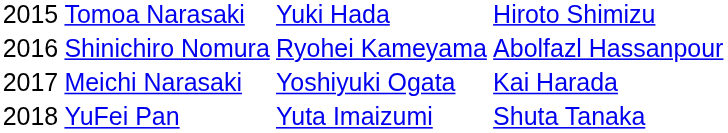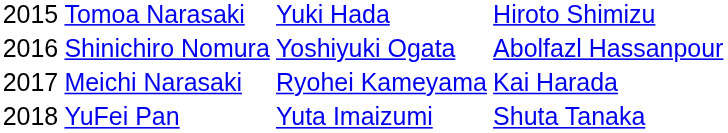(381, 48) Ryohei Kameyama -> (366, 48) Yoshiyuki Ogata
(366, 83) Yoshiyuki Ogata -> (381, 83) Ryohei Kameyama
